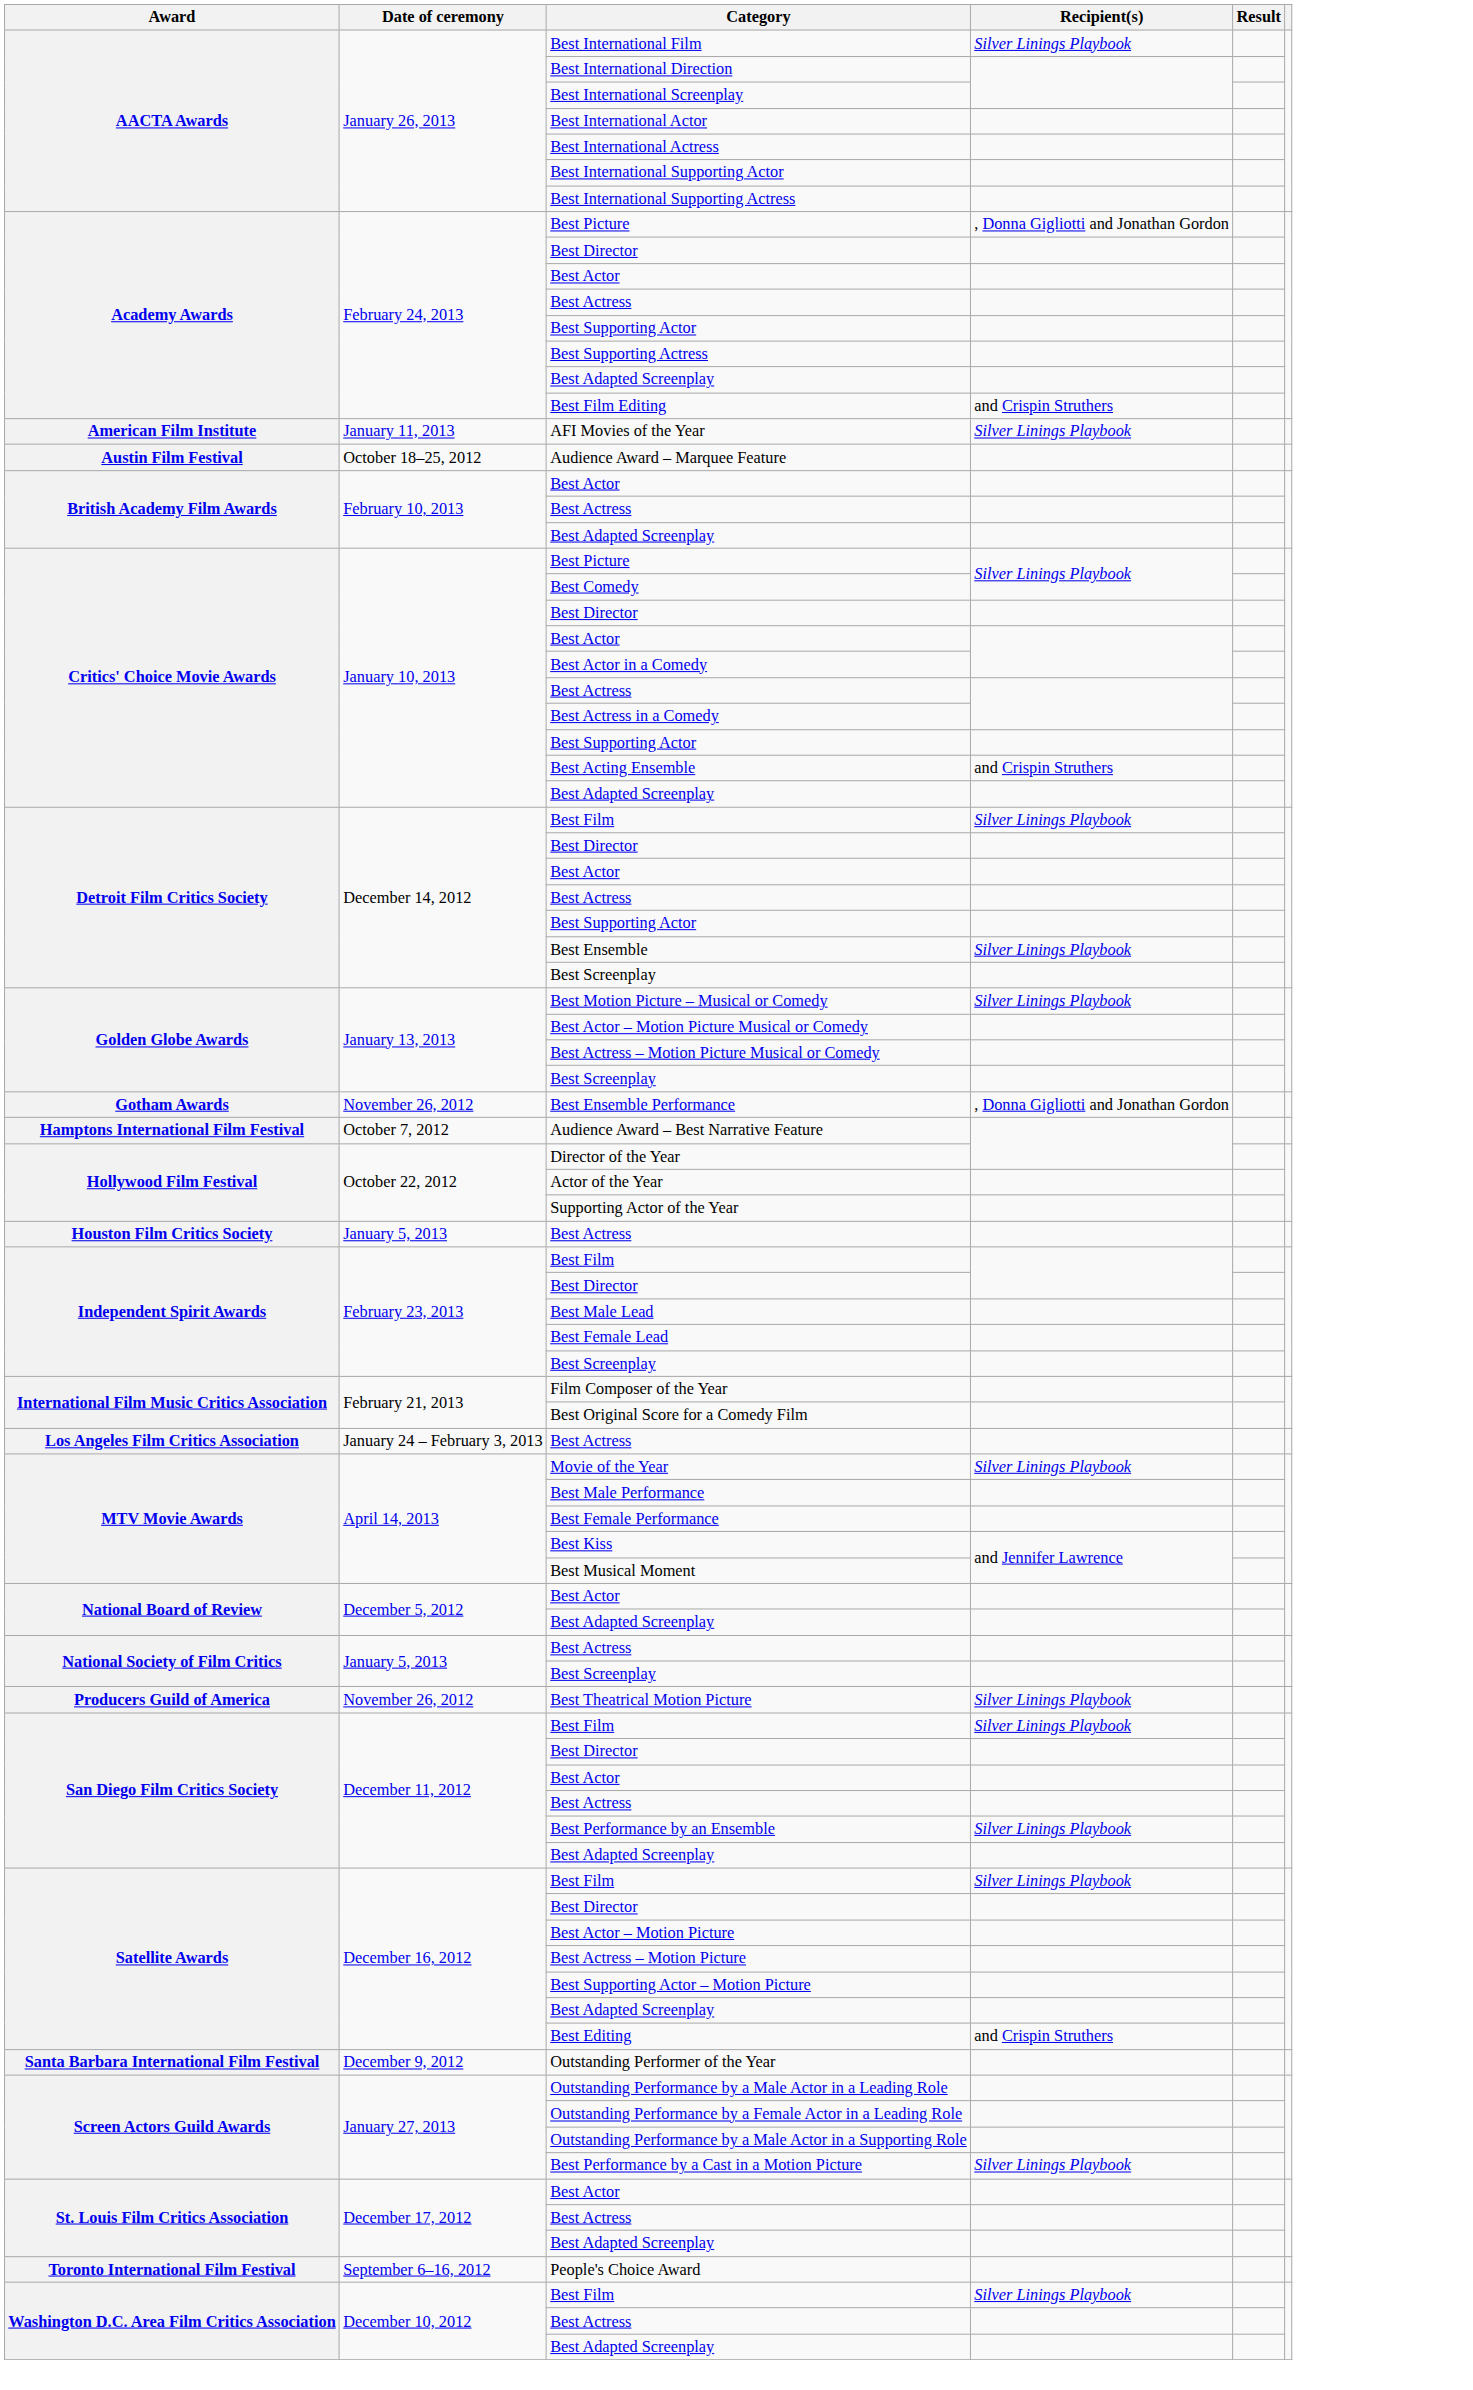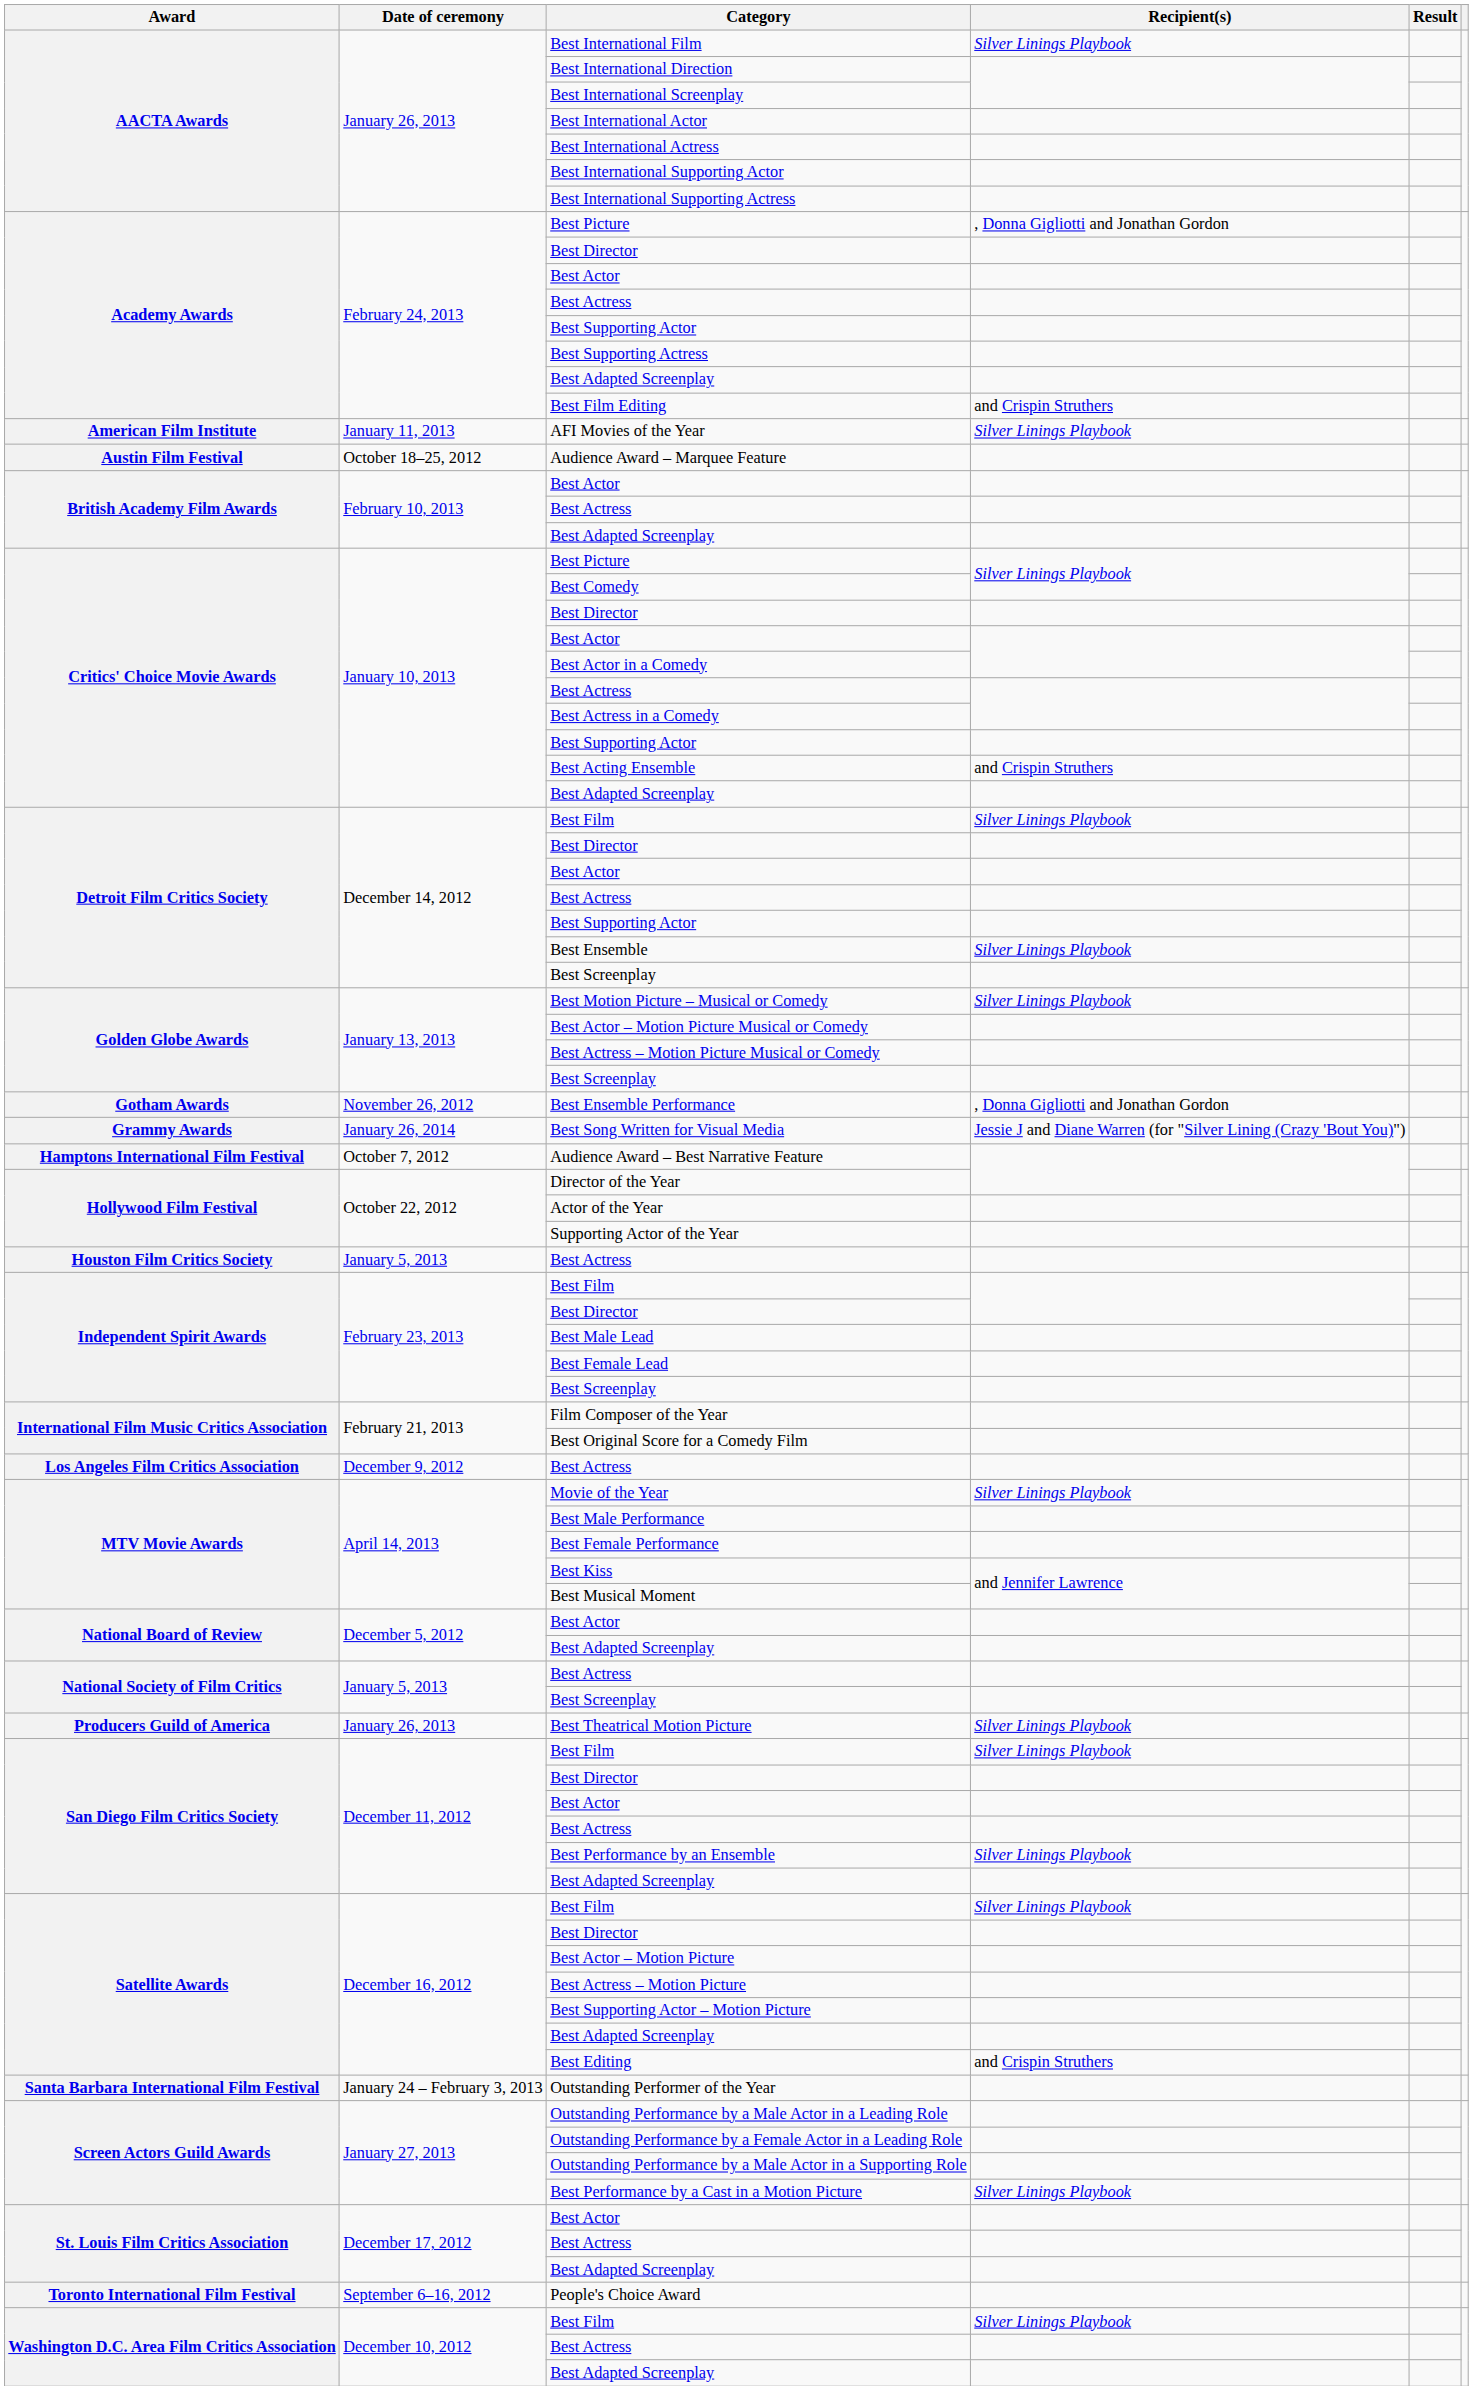+ row: (172, 1130)
(443, 1440) January 24 – February 3, 2013 -> (403, 1466) December 9, 2012
(408, 1699) November 26, 2012 -> (399, 1725) January 26, 2013
(403, 2062) December 9, 2012 -> (443, 2088) January 24 – February 3, 2013
